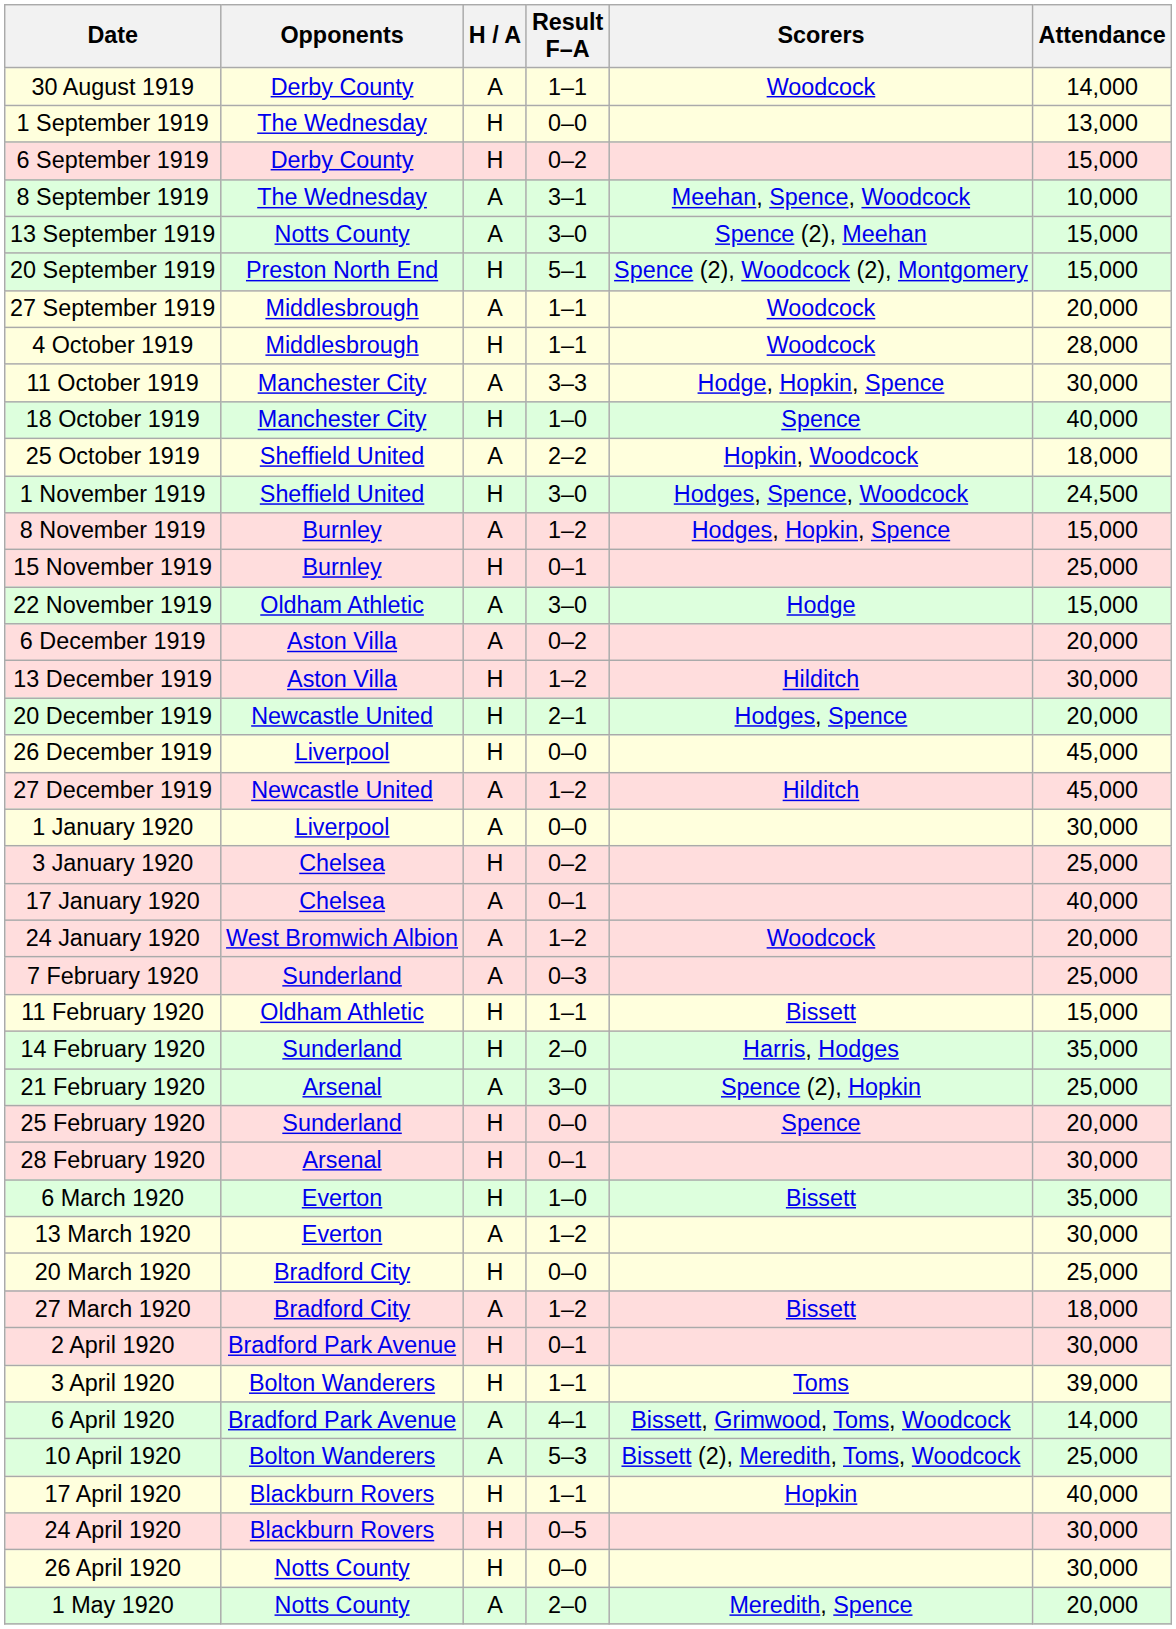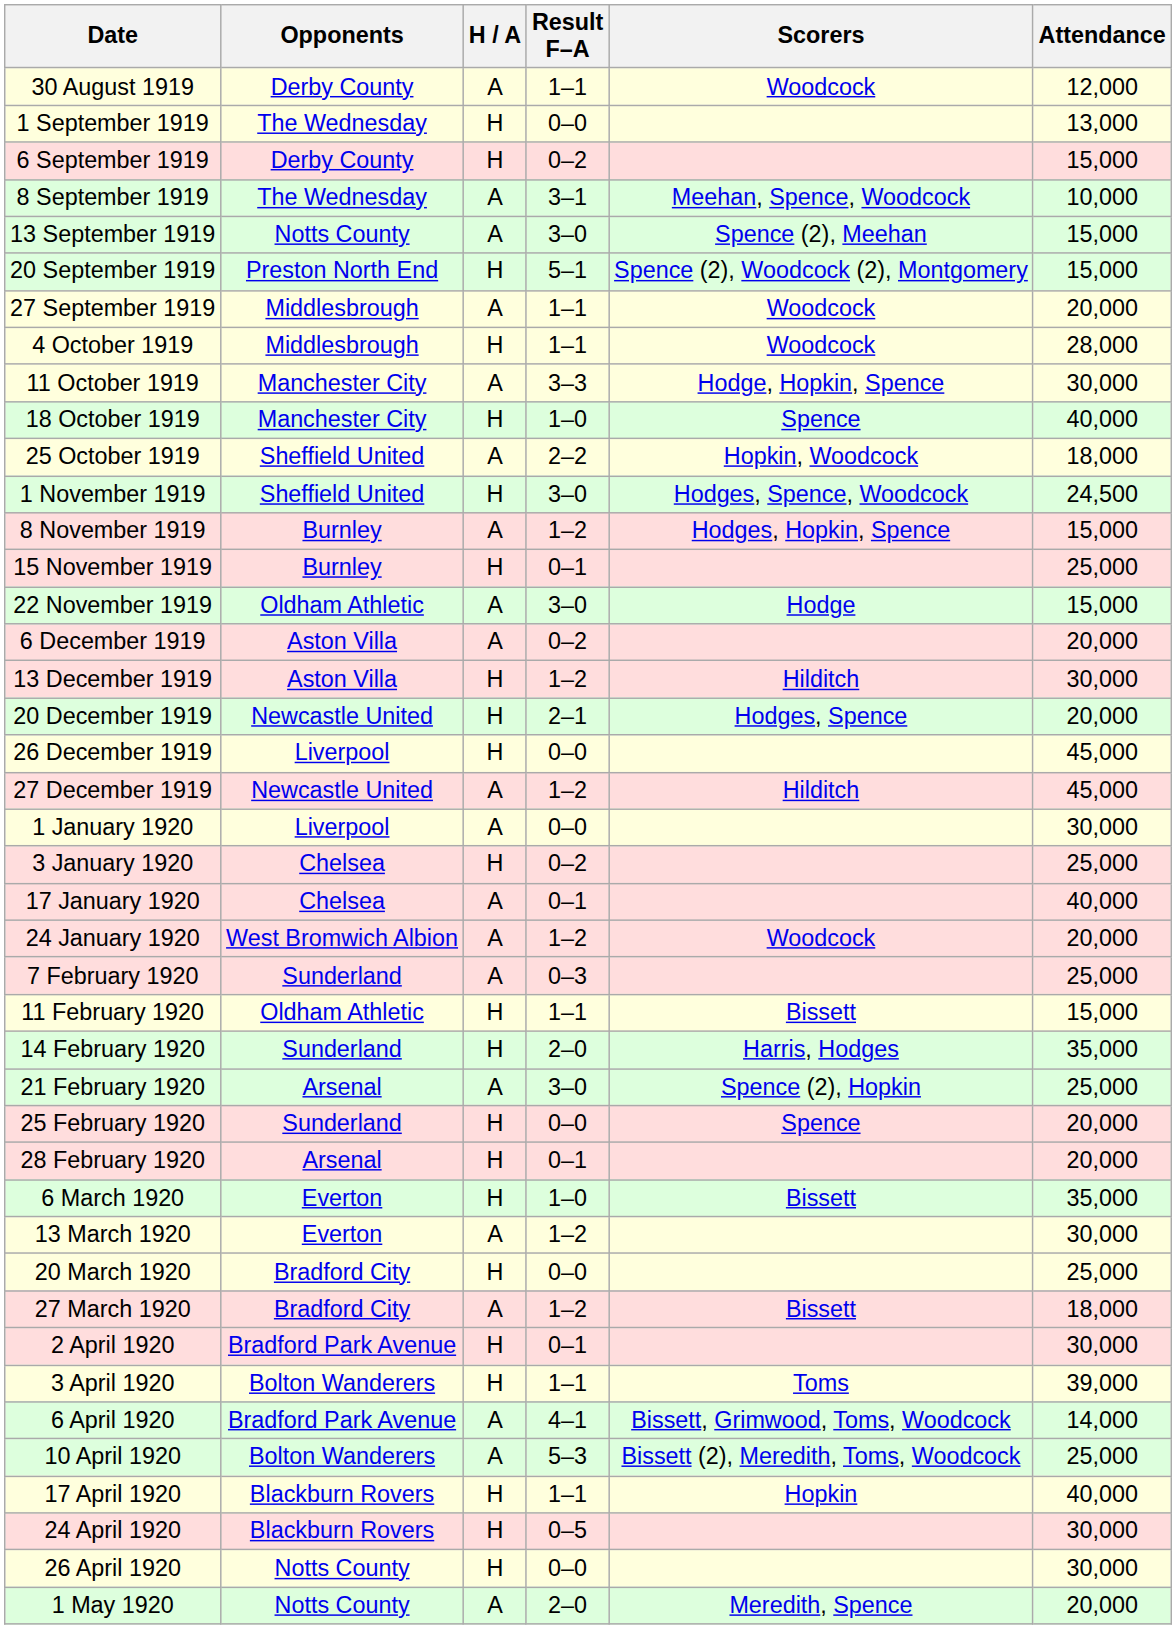(1102, 86) 14,000 -> (1102, 86) 12,000
(1102, 1160) 30,000 -> (1102, 1160) 20,000
